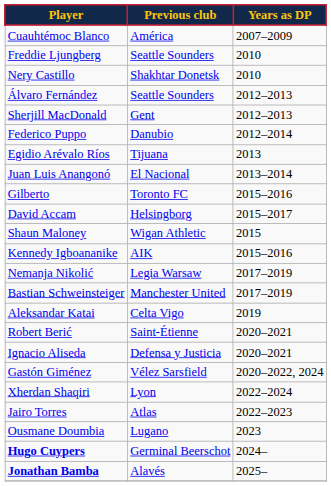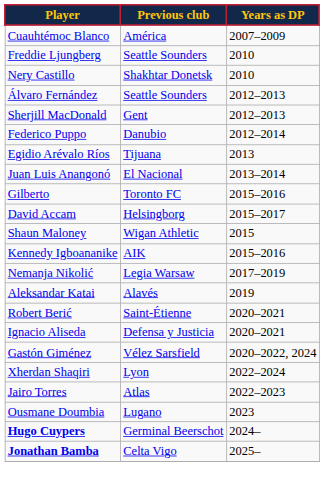- row: (66, 293)
(157, 312) Celta Vigo -> (141, 293) Alavés
(148, 471) Alavés -> (150, 451) Celta Vigo
